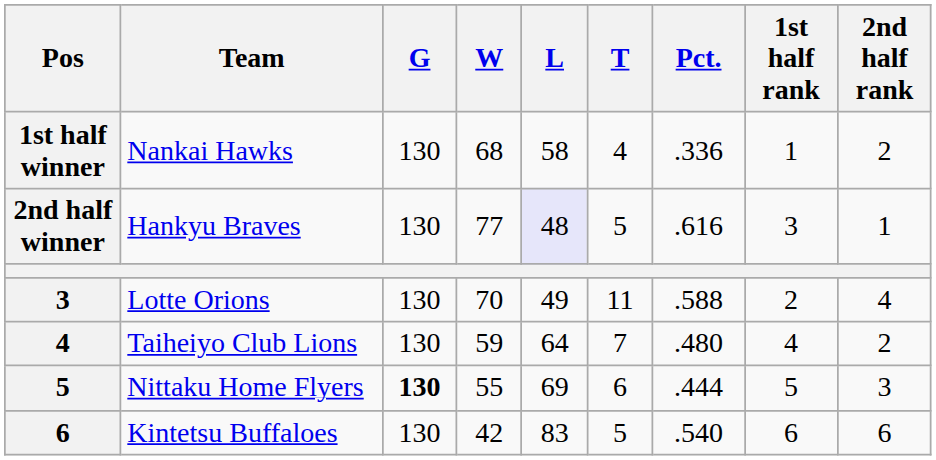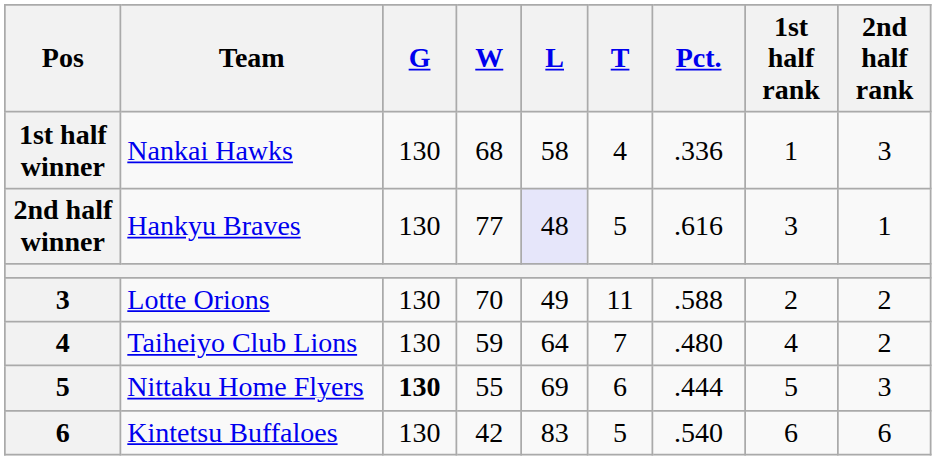(885, 149) 2 -> (885, 149) 3
(885, 298) 4 -> (885, 298) 2
